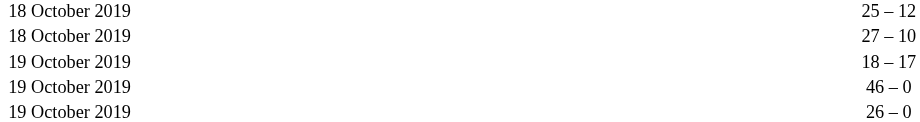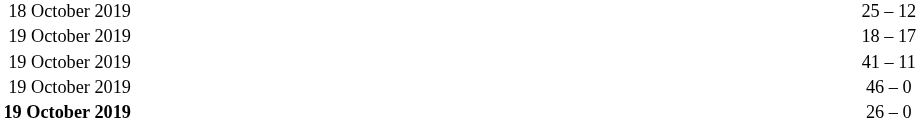- row: (889, 36)
+ row: (889, 61)
(70, 112) normal -> (67, 112) bold
